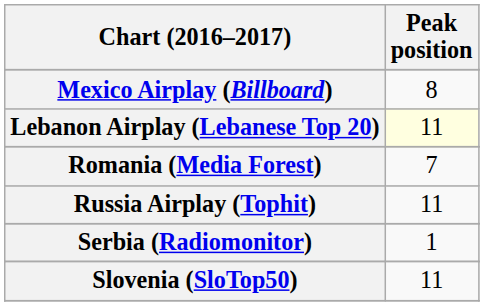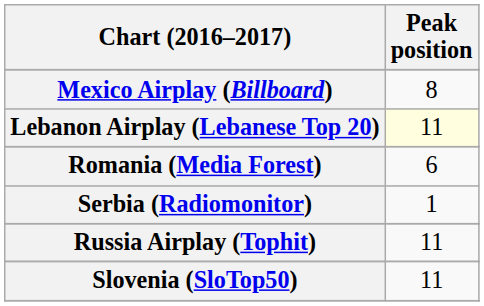(432, 165) 7 -> (432, 165) 6
rows swapped: (195, 204) <-> (195, 242)
